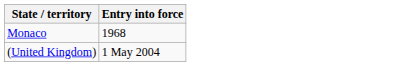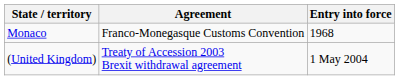+ column: (203, 14)
